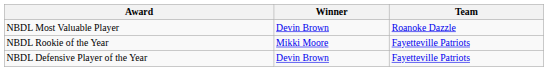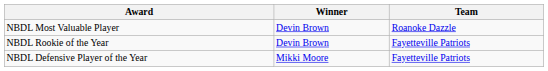(302, 43) Mikki Moore -> (303, 43) Devin Brown
(303, 58) Devin Brown -> (302, 58) Mikki Moore
